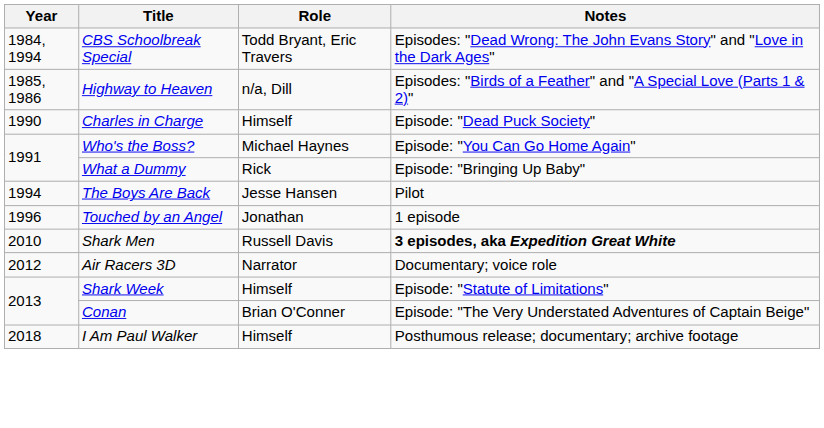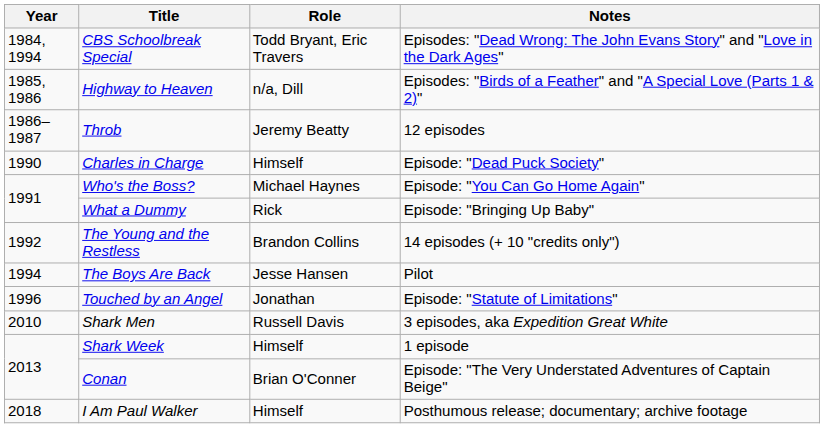+ row: (102, 130)
+ row: (146, 242)
(427, 217) 1 episode -> (511, 298) Episode: "Statute of Limitations"
(535, 241) bold -> (536, 322) normal
- row: (129, 264)
(502, 288) Episode: "Statute of Limitations" -> (436, 346) 1 episode
